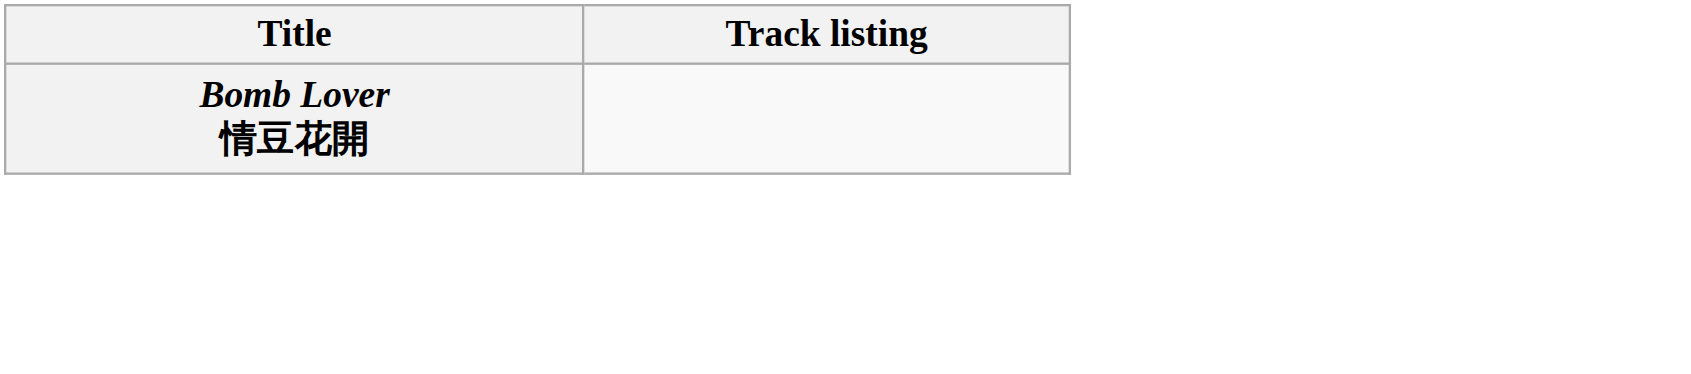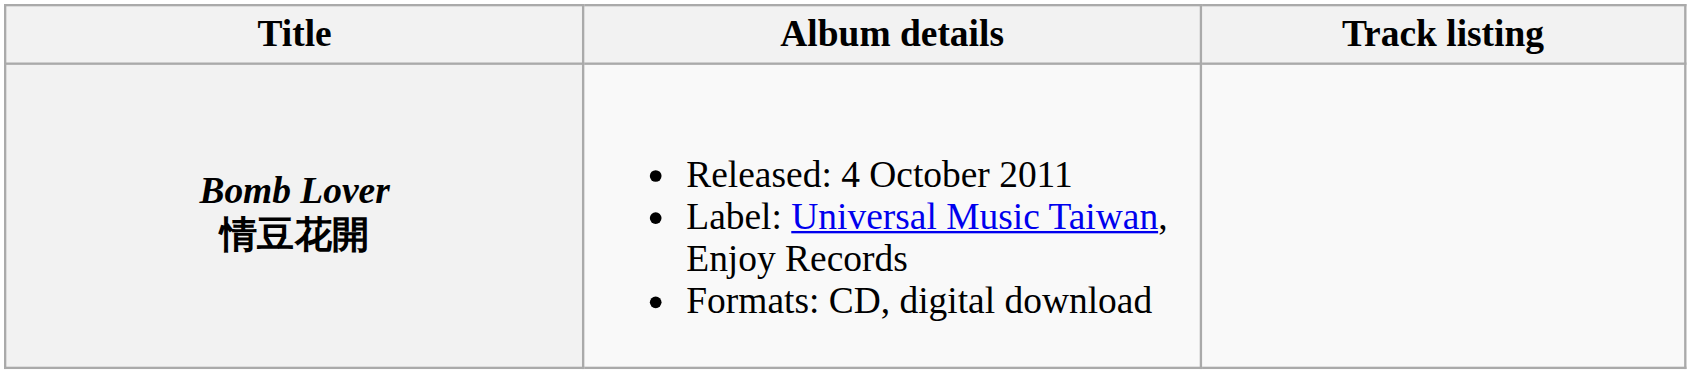+ column: (892, 34)
